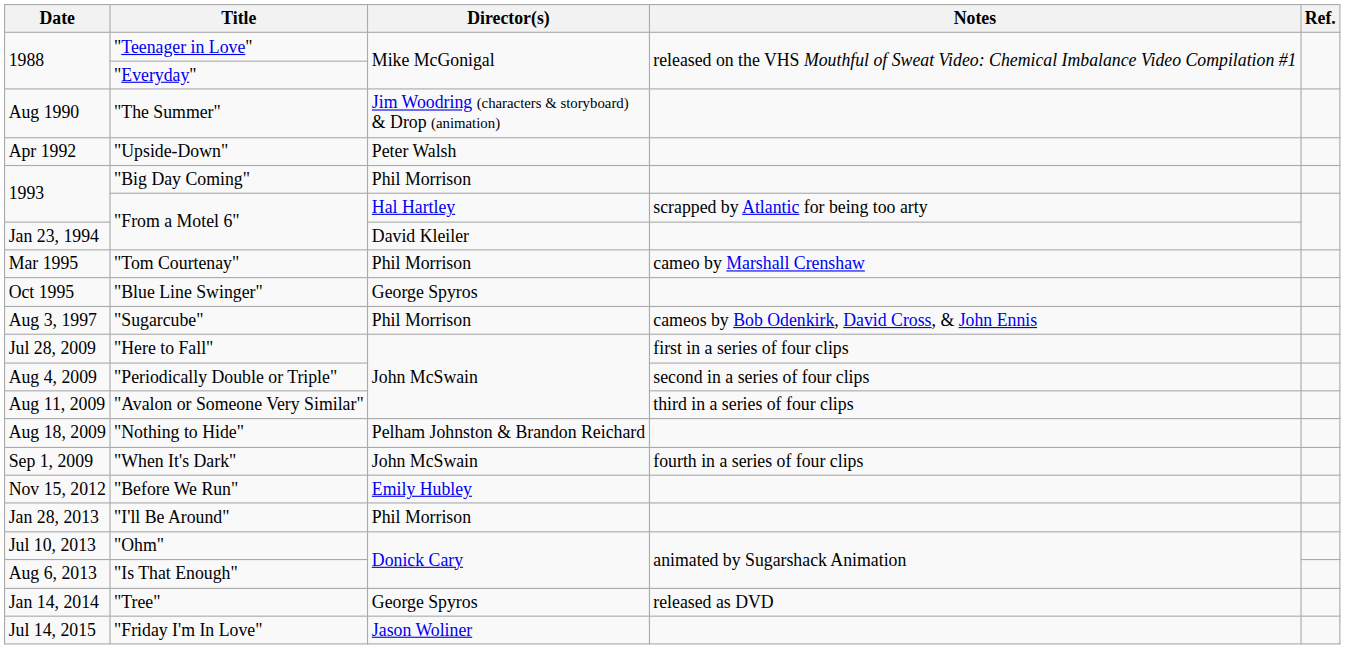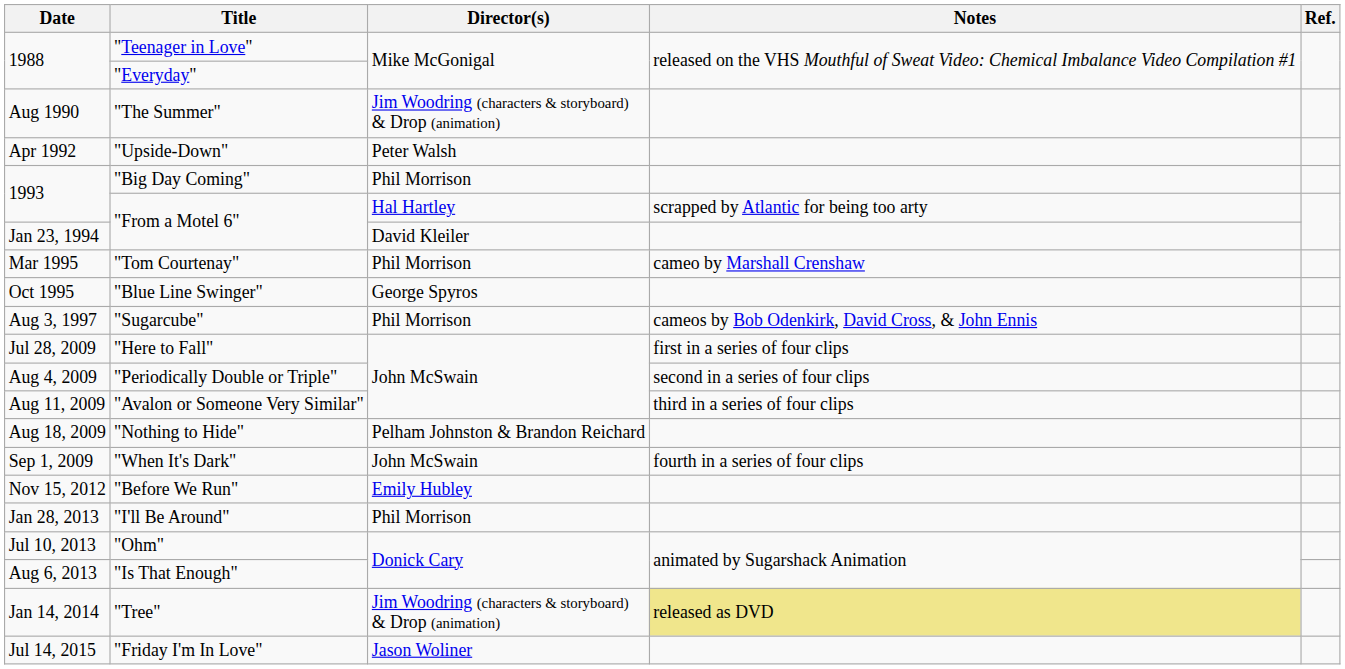(425, 601) George Spyros -> (500, 611) Jim Woodring (characters & storyboard) & Drop (animation)
(713, 601) no background -> (713, 611) khaki background
